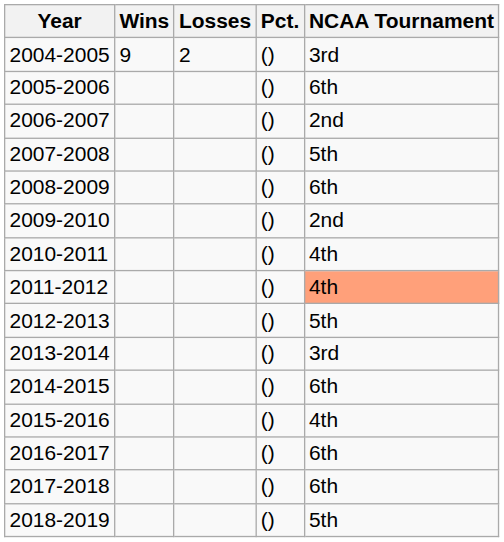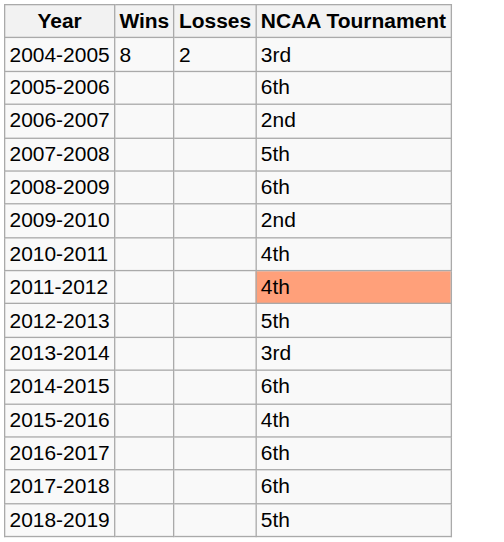- column: (280, 21)
(125, 54) 9 -> (125, 54) 8
